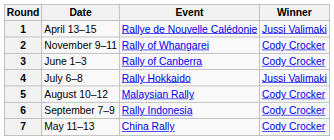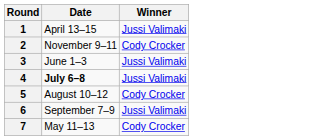- column: (189, 13)
(294, 62) Cody Crocker -> (154, 62) Jussi Valimaki
(63, 78) normal -> (65, 78) bold
(294, 111) Cody Crocker -> (154, 111) Jussi Valimaki
